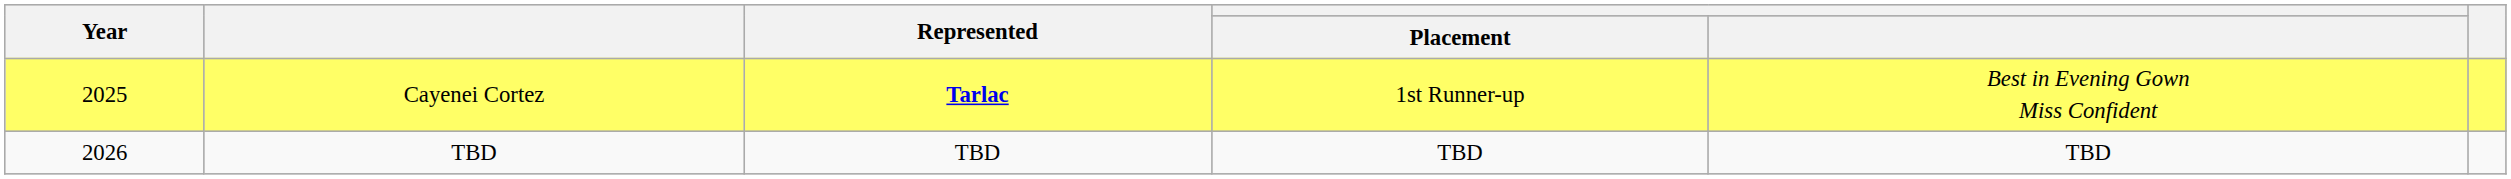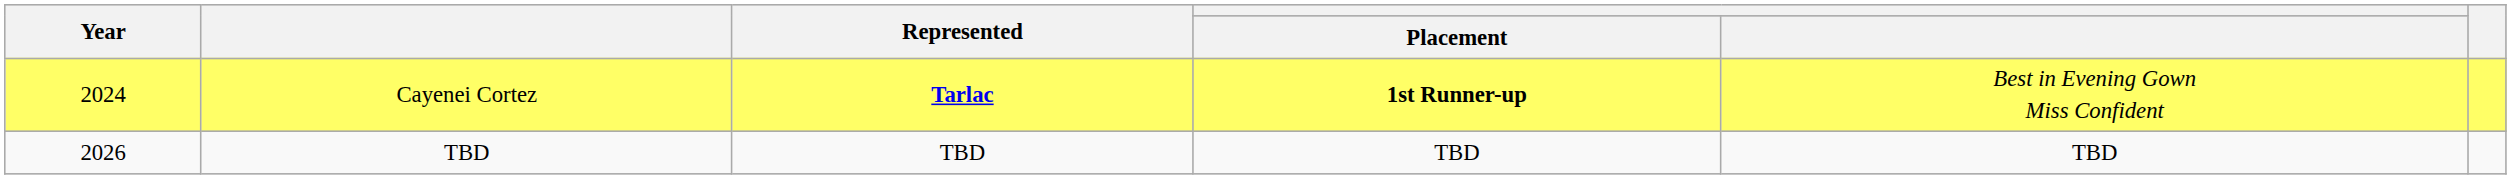(105, 95) 2025 -> (103, 95) 2024
(1460, 95) normal -> (1457, 95) bold
